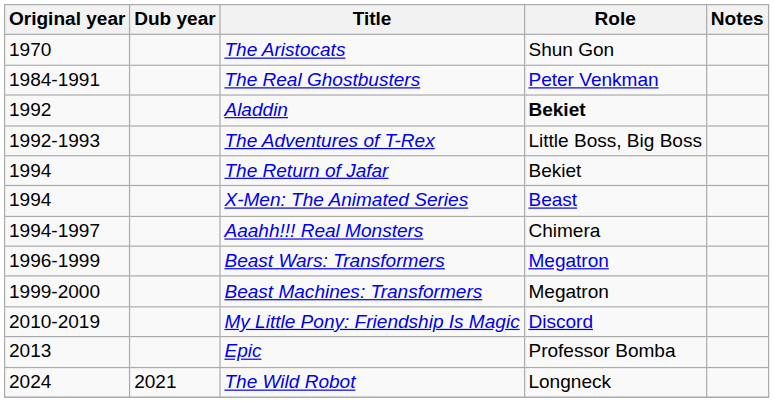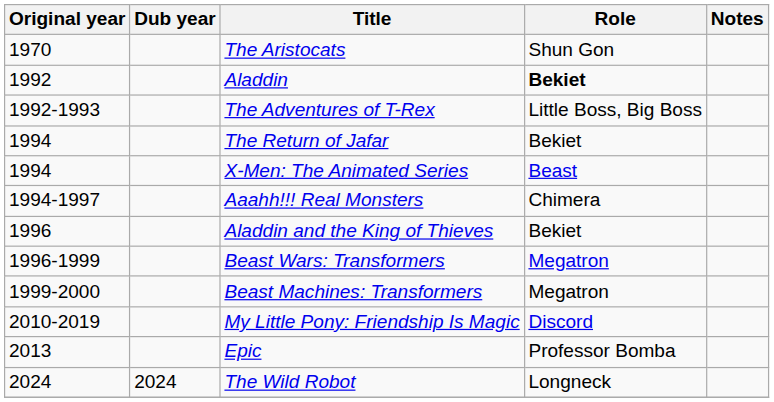- row: (322, 79)
+ row: (359, 230)
(155, 381) 2021 -> (155, 381) 2024
